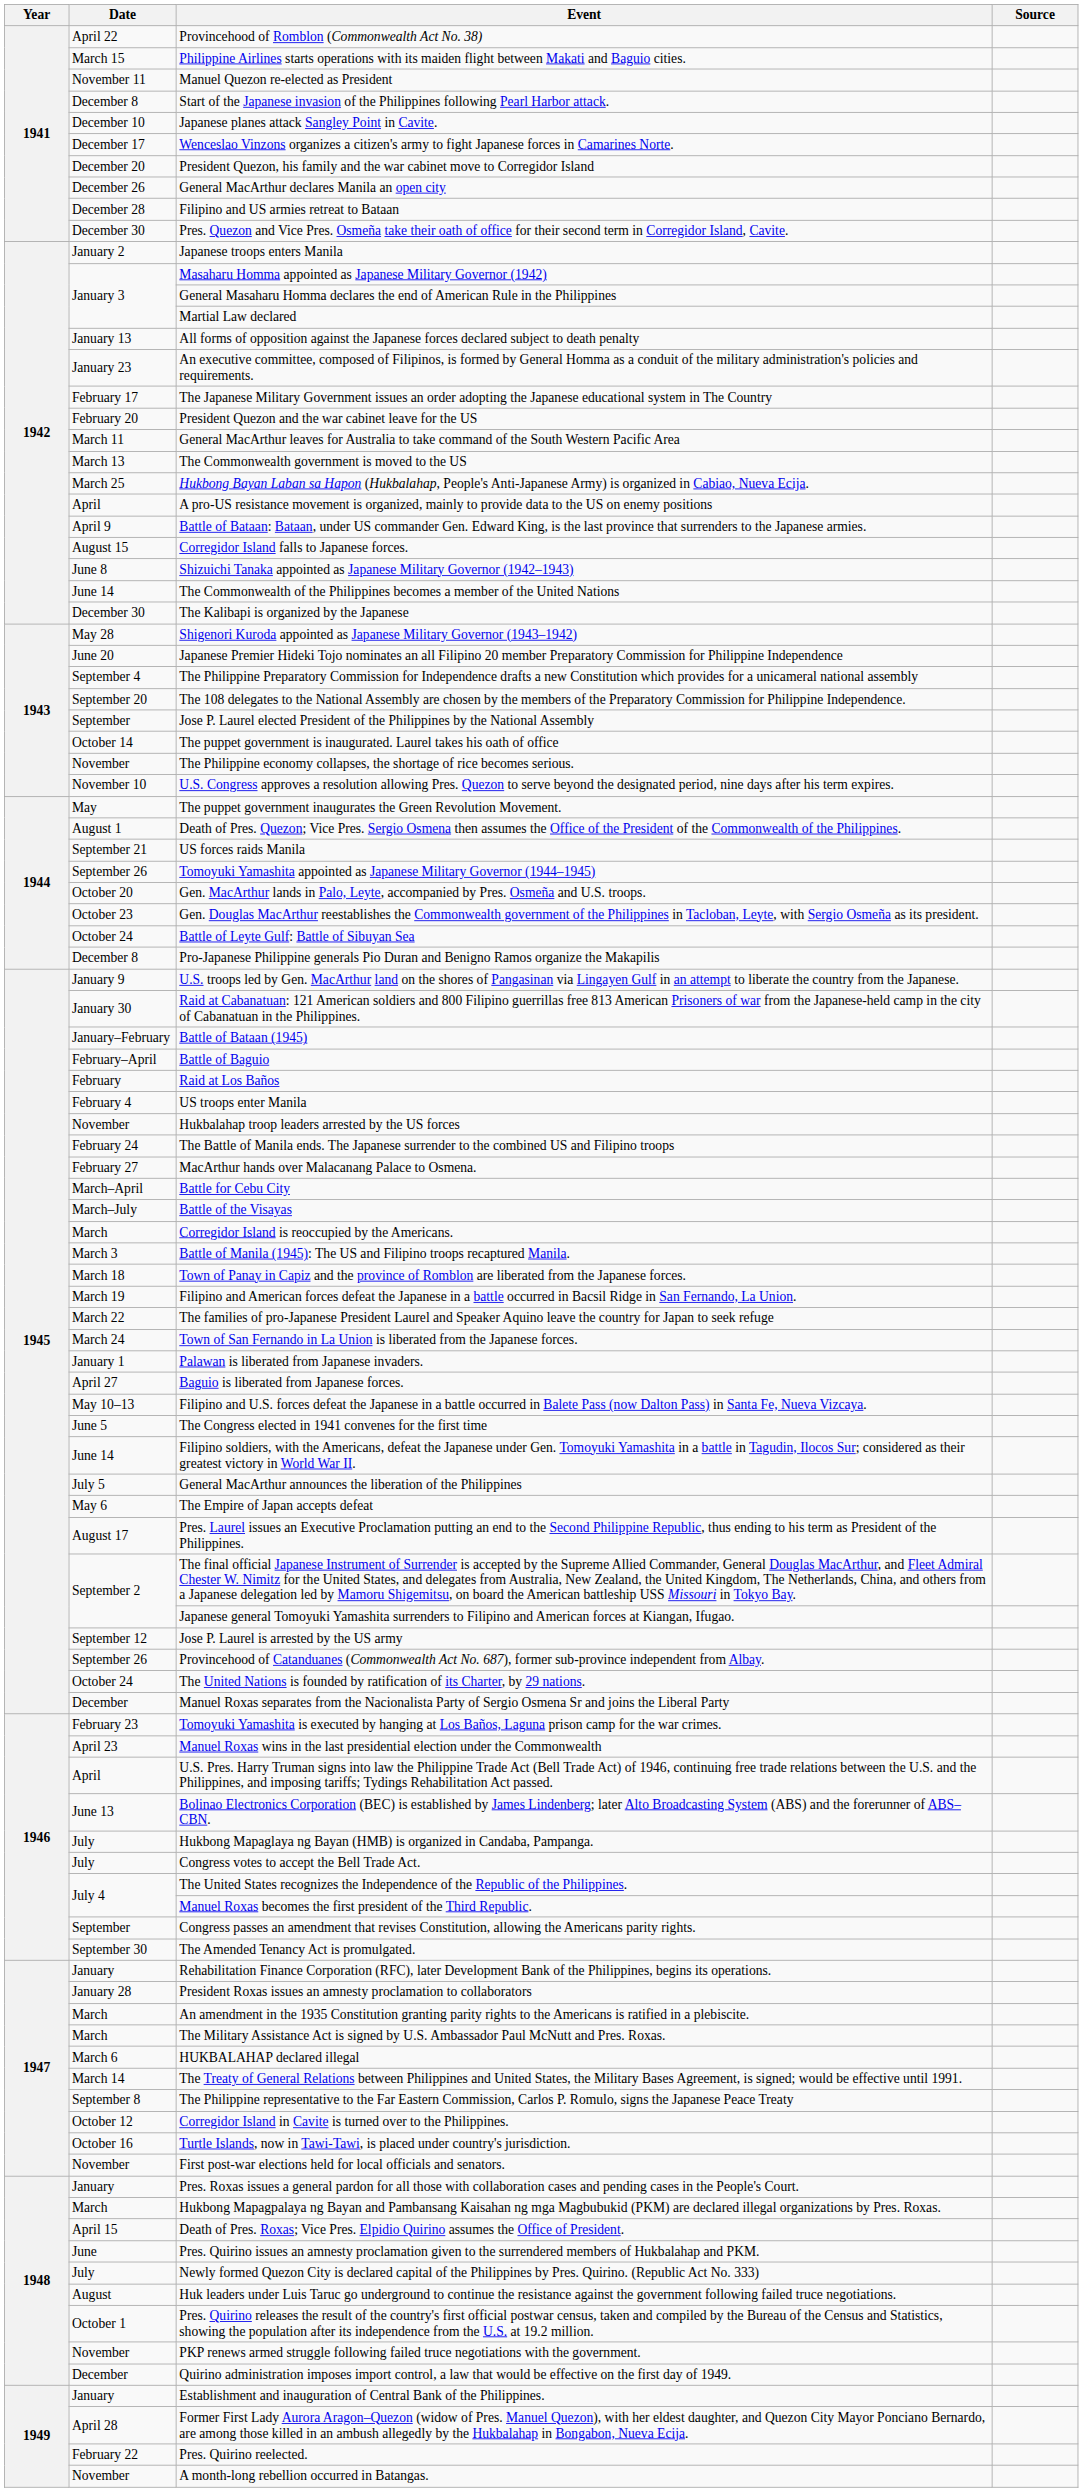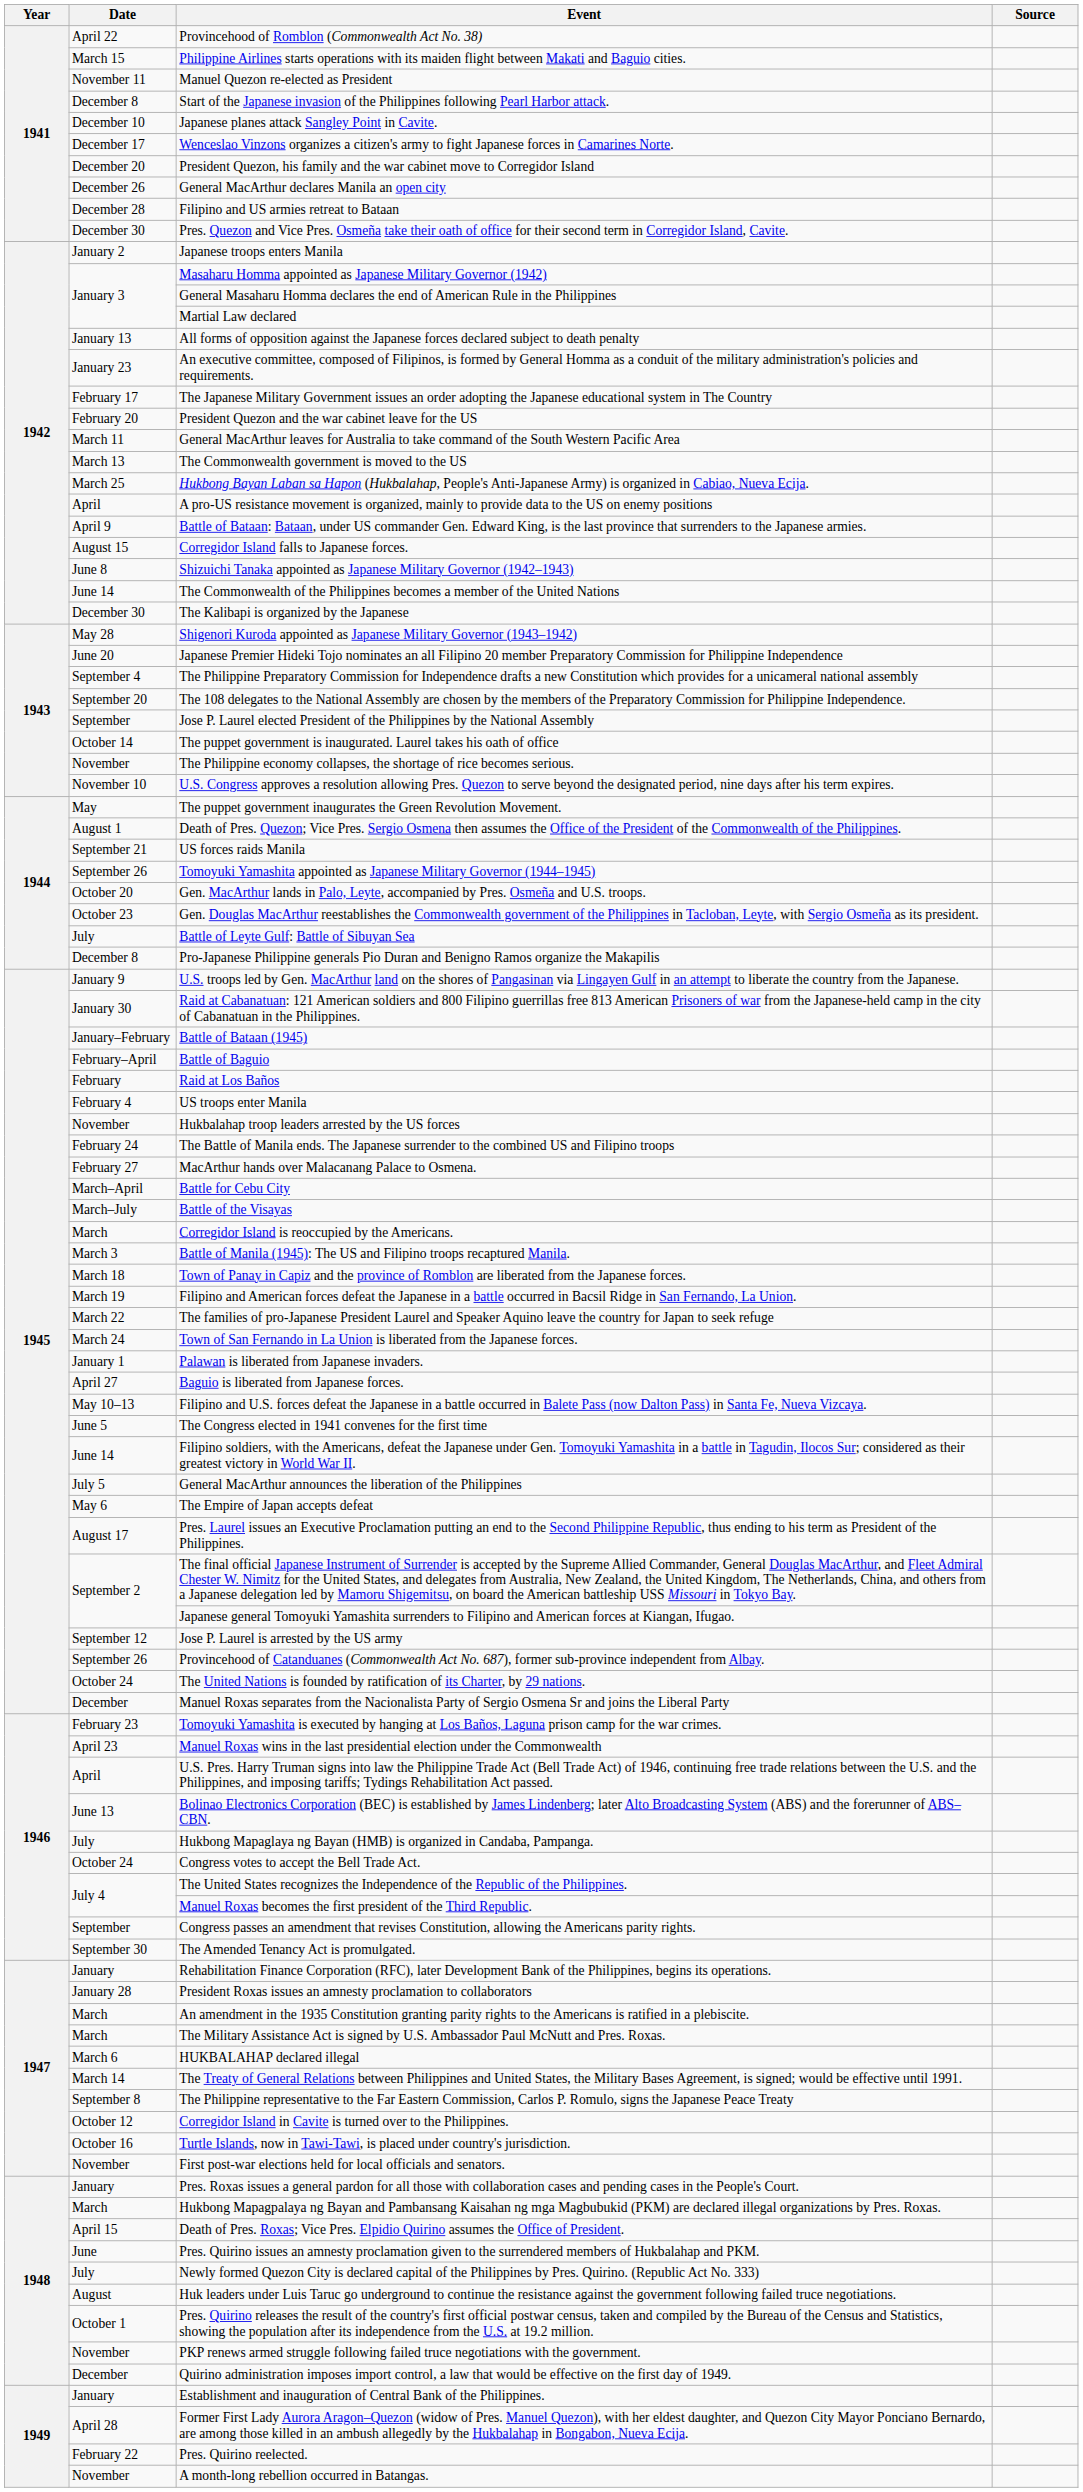(102, 936) October 24 -> (83, 936) July
(83, 1863) July -> (102, 1863) October 24
